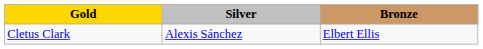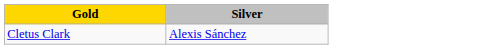- column: (399, 14)
